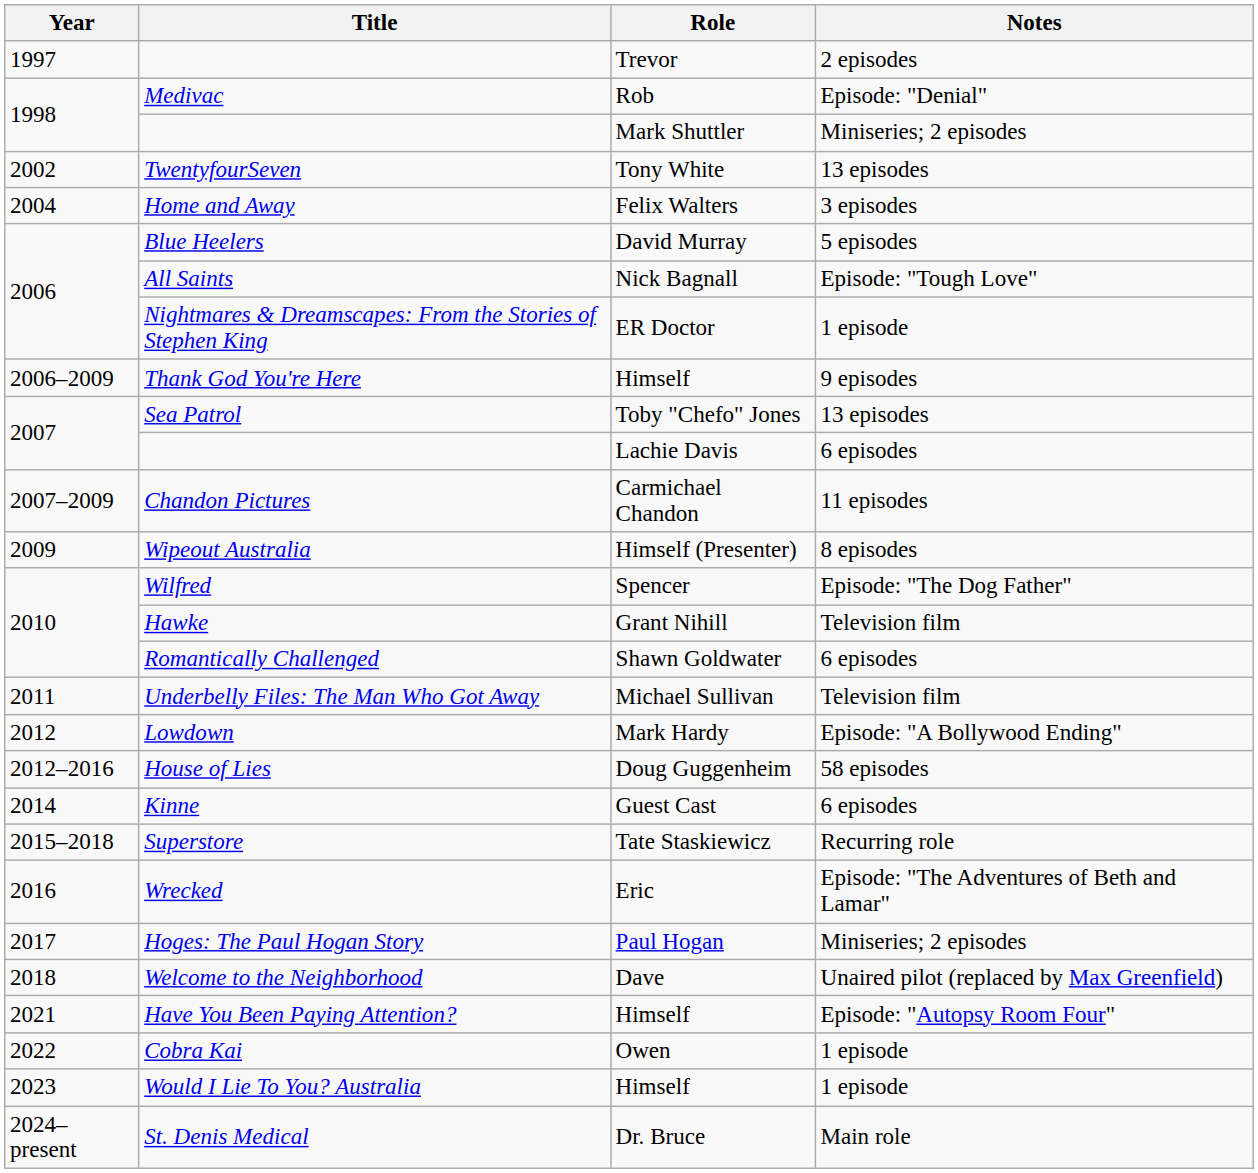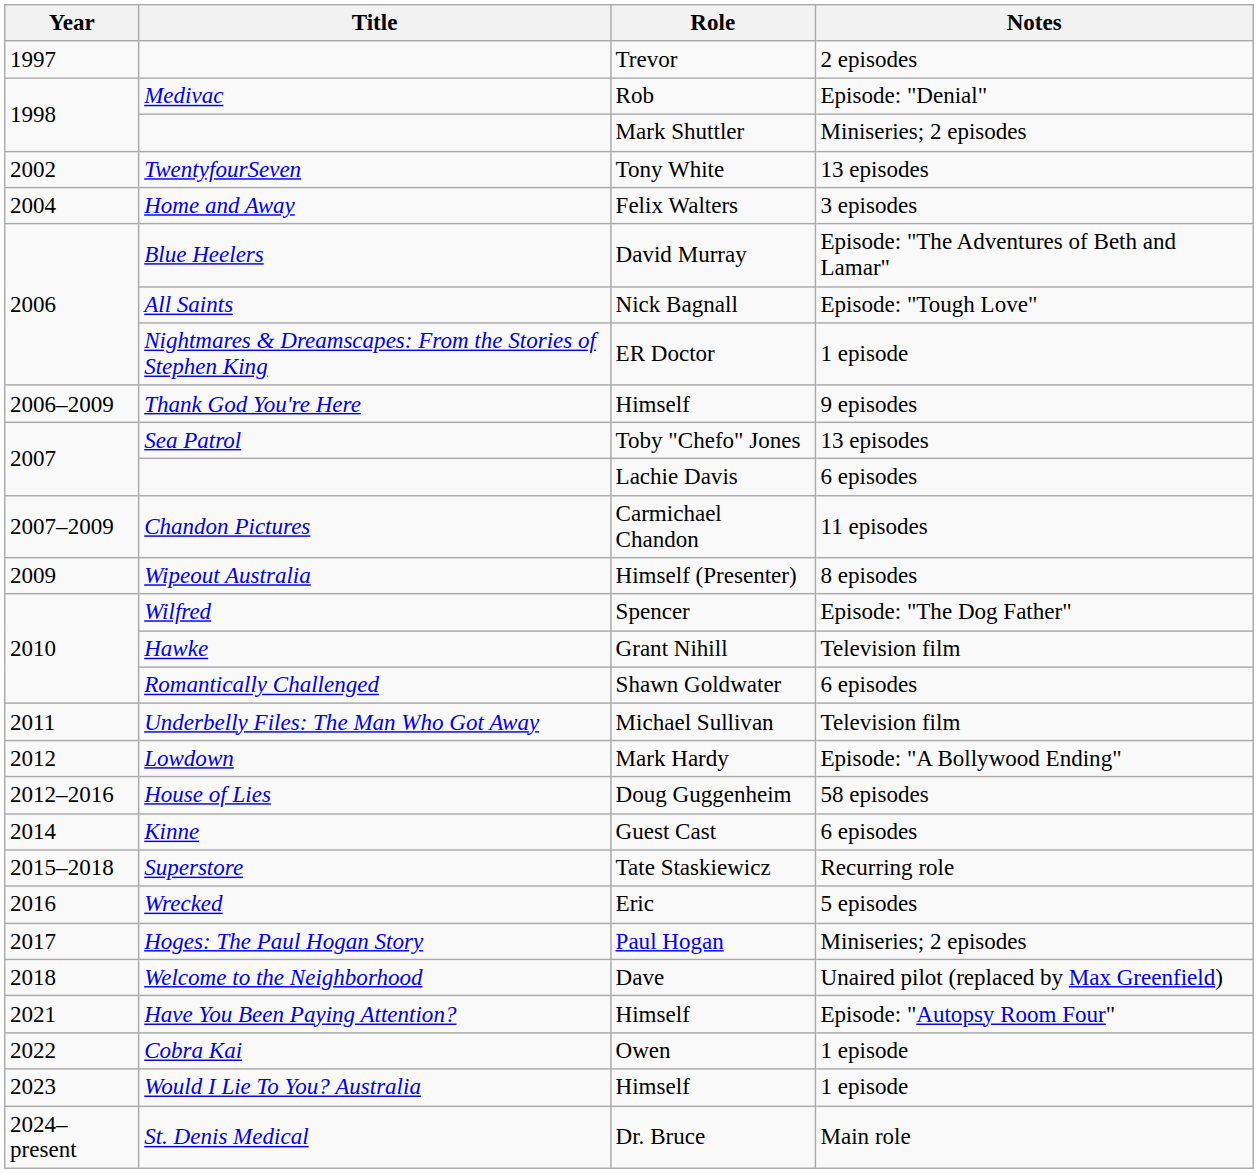(869, 242) 5 episodes -> (998, 254) Episode: "The Adventures of Beth and Lamar"
(998, 891) Episode: "The Adventures of Beth and Lamar" -> (869, 904) 5 episodes
